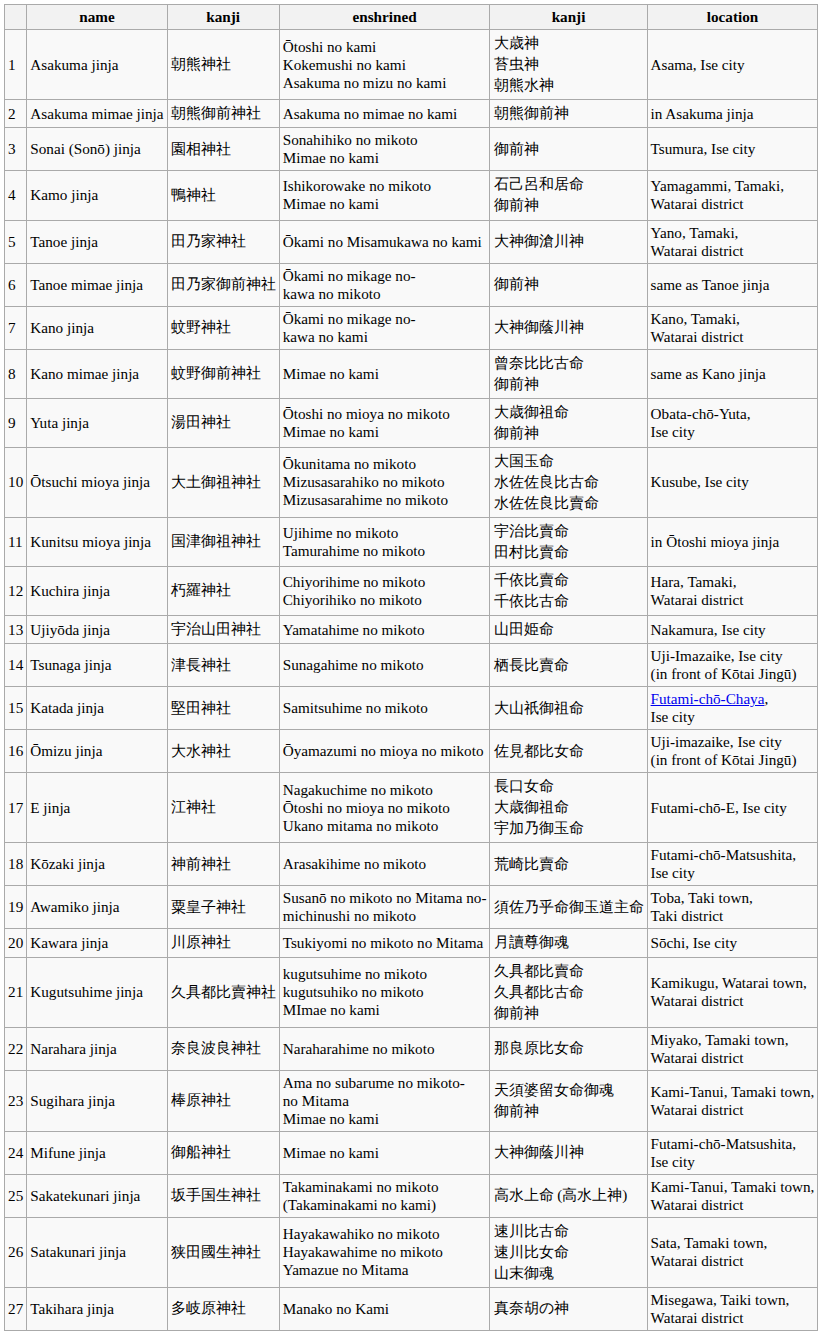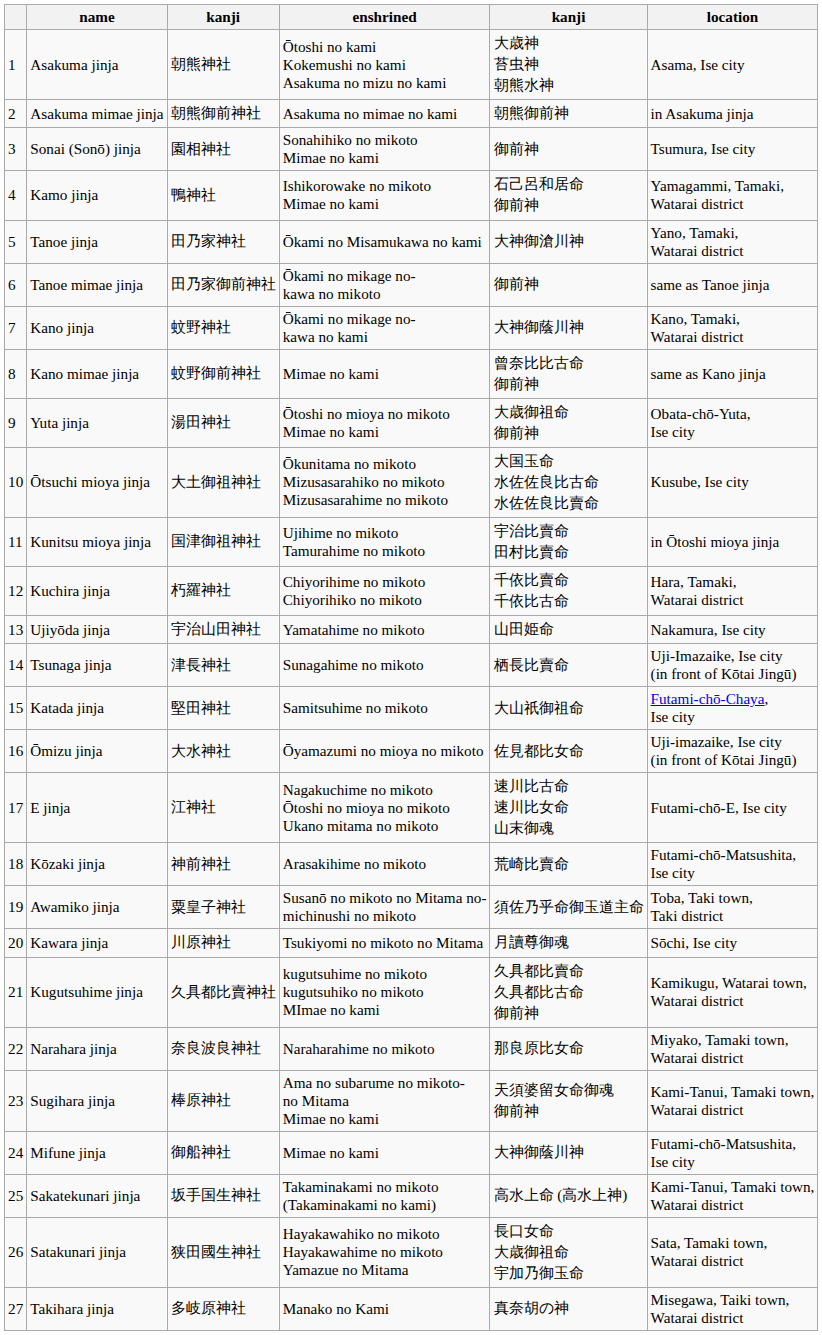(539, 807) 長口女命 大歳御祖命 宇加乃御玉命 -> (531, 807) 速川比古命 速川比女命 山末御魂
(531, 1251) 速川比古命 速川比女命 山末御魂 -> (539, 1251) 長口女命 大歳御祖命 宇加乃御玉命
